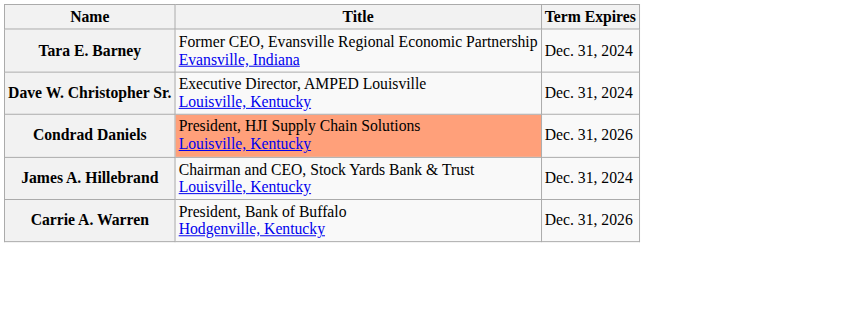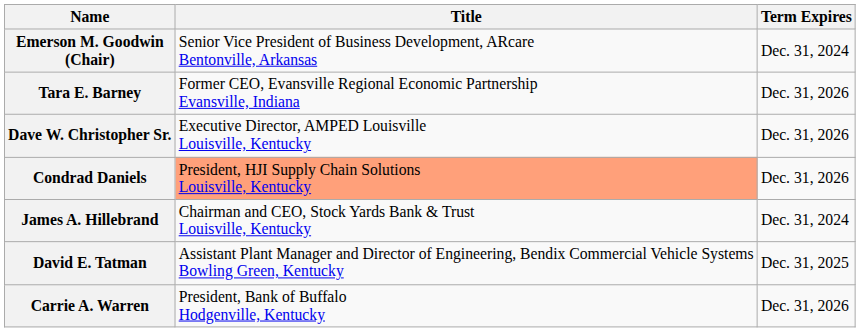+ row: (90, 50)
(589, 50) Dec. 31, 2024 -> (805, 93) Dec. 31, 2026
(589, 93) Dec. 31, 2024 -> (805, 135) Dec. 31, 2026
+ row: (90, 263)
